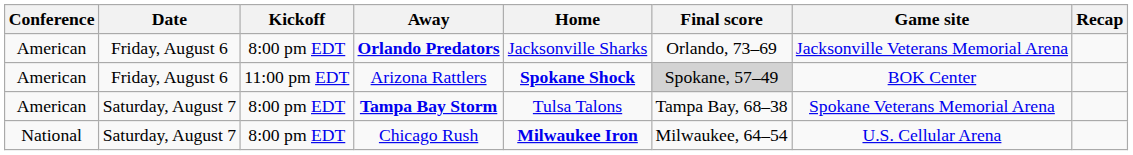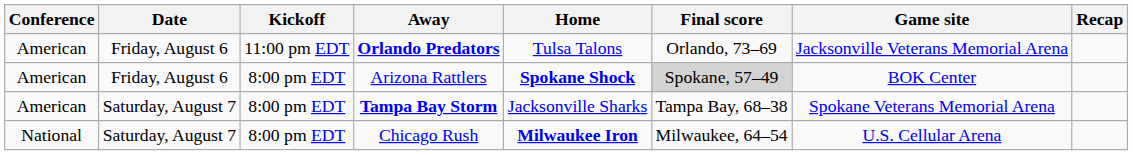(297, 48) 8:00 pm EDT -> (297, 48) 11:00 pm EDT
(578, 48) Jacksonville Sharks -> (578, 48) Tulsa Talons
(297, 77) 11:00 pm EDT -> (297, 77) 8:00 pm EDT
(578, 106) Tulsa Talons -> (578, 106) Jacksonville Sharks
